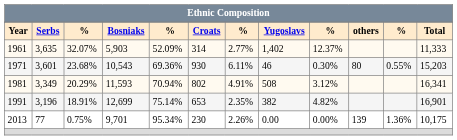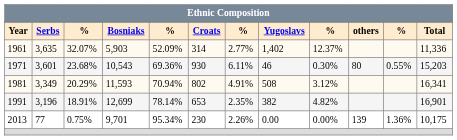(433, 48) 11,333 -> (433, 48) 11,336
(167, 102) 75.14% -> (167, 102) 78.14%
